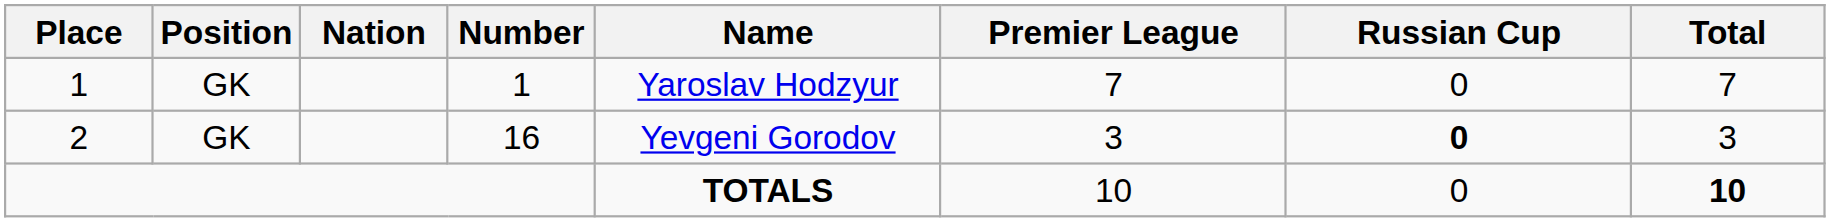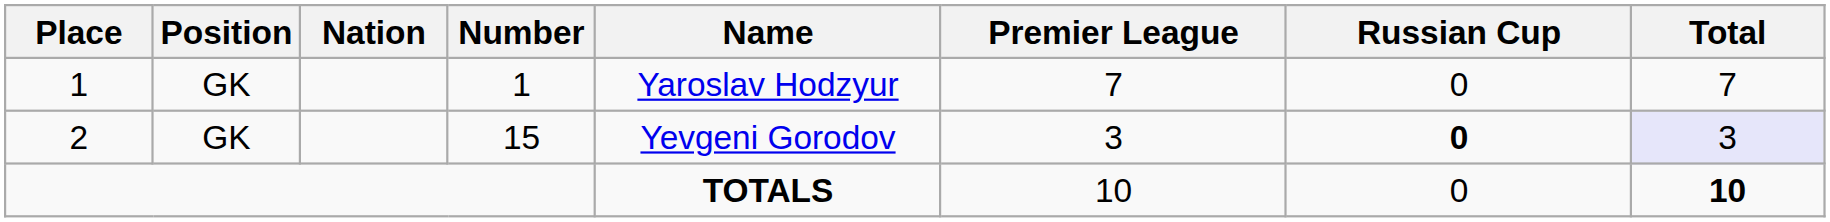(521, 138) 16 -> (521, 138) 15
(1728, 138) no background -> (1728, 138) lavender background
